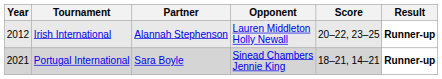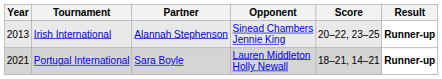(18, 34) 2012 -> (18, 34) 2013
(272, 34) Lauren Middleton Holly Newall -> (273, 34) Sinead Chambers Jennie King
(273, 61) Sinead Chambers Jennie King -> (272, 61) Lauren Middleton Holly Newall
